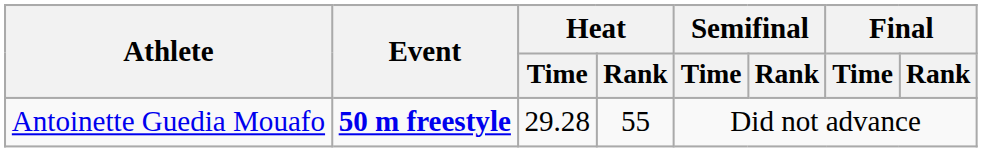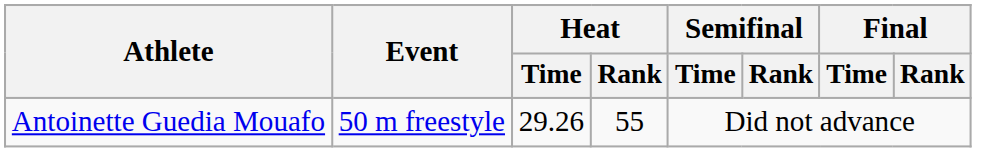(425, 122) bold -> (422, 122) normal
(557, 122) 29.28 -> (551, 122) 29.26
